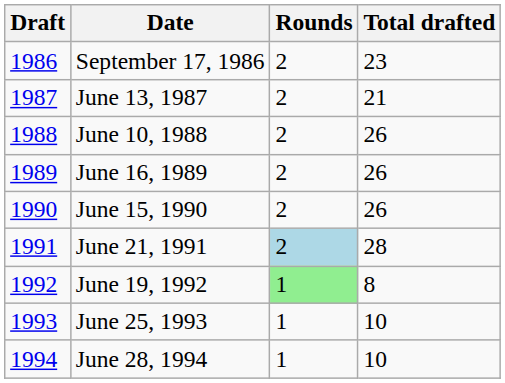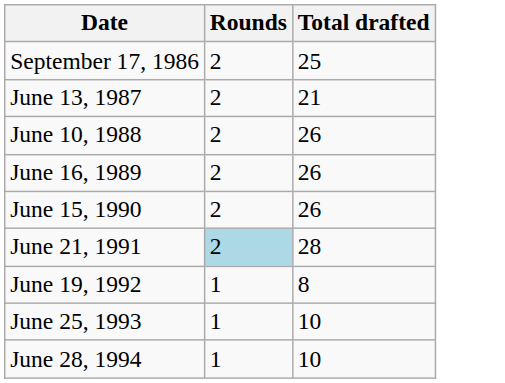- column: (38, 23)
(375, 60) 23 -> (310, 60) 25
(281, 284) lightgreen background -> (216, 284) no background
